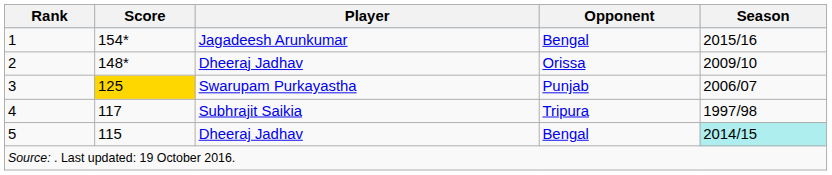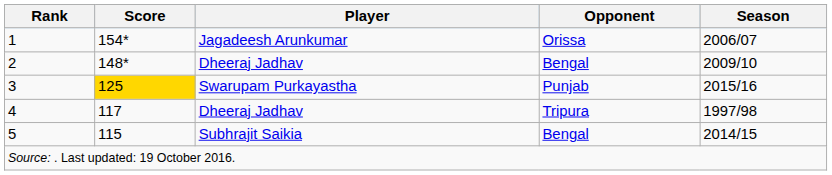(566, 39) Bengal -> (564, 39) Orissa
(730, 39) 2015/16 -> (730, 39) 2006/07
(564, 63) Orissa -> (566, 63) Bengal
(730, 87) 2006/07 -> (730, 87) 2015/16
(250, 110) Subhrajit Saikia -> (251, 110) Dheeraj Jadhav
(251, 134) Dheeraj Jadhav -> (250, 134) Subhrajit Saikia
(730, 134) paleturquoise background -> (730, 134) no background
